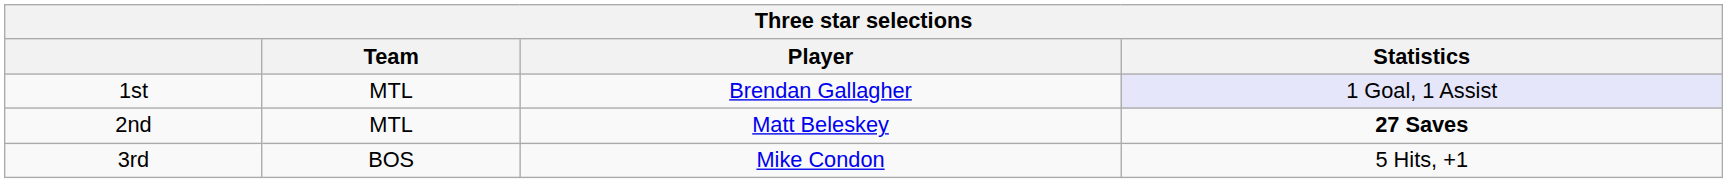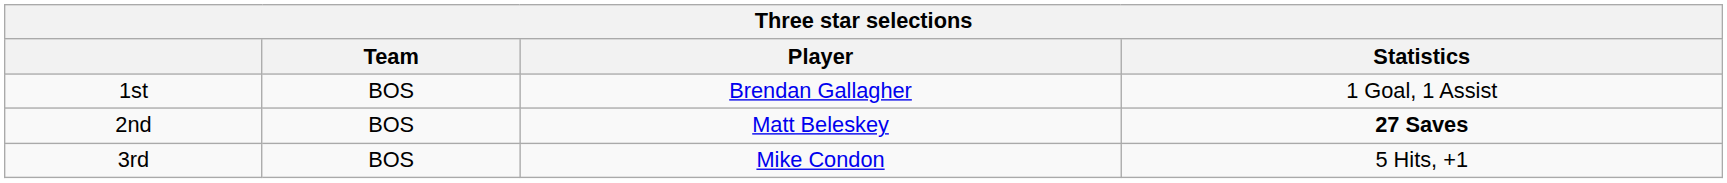(391, 90) MTL -> (391, 90) BOS
(1422, 90) lavender background -> (1422, 90) no background
(391, 125) MTL -> (391, 125) BOS
